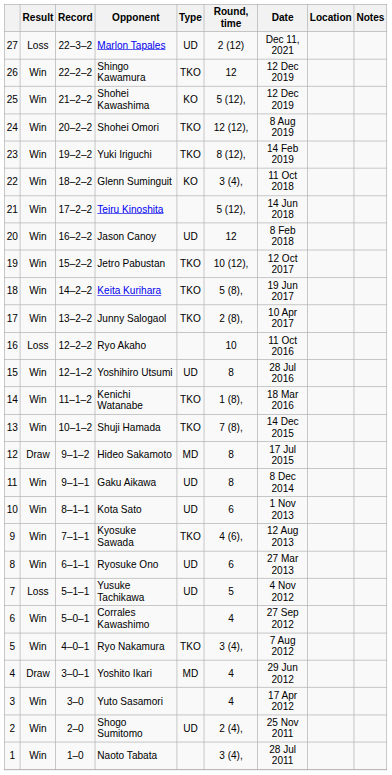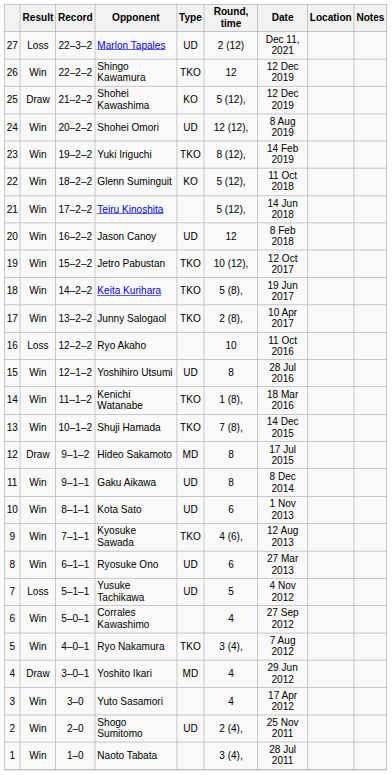(38, 100) Win -> (38, 100) Draw
(190, 127) TKO -> (190, 127) UD
(231, 182) 3 (4), -> (231, 182) 5 (12),
